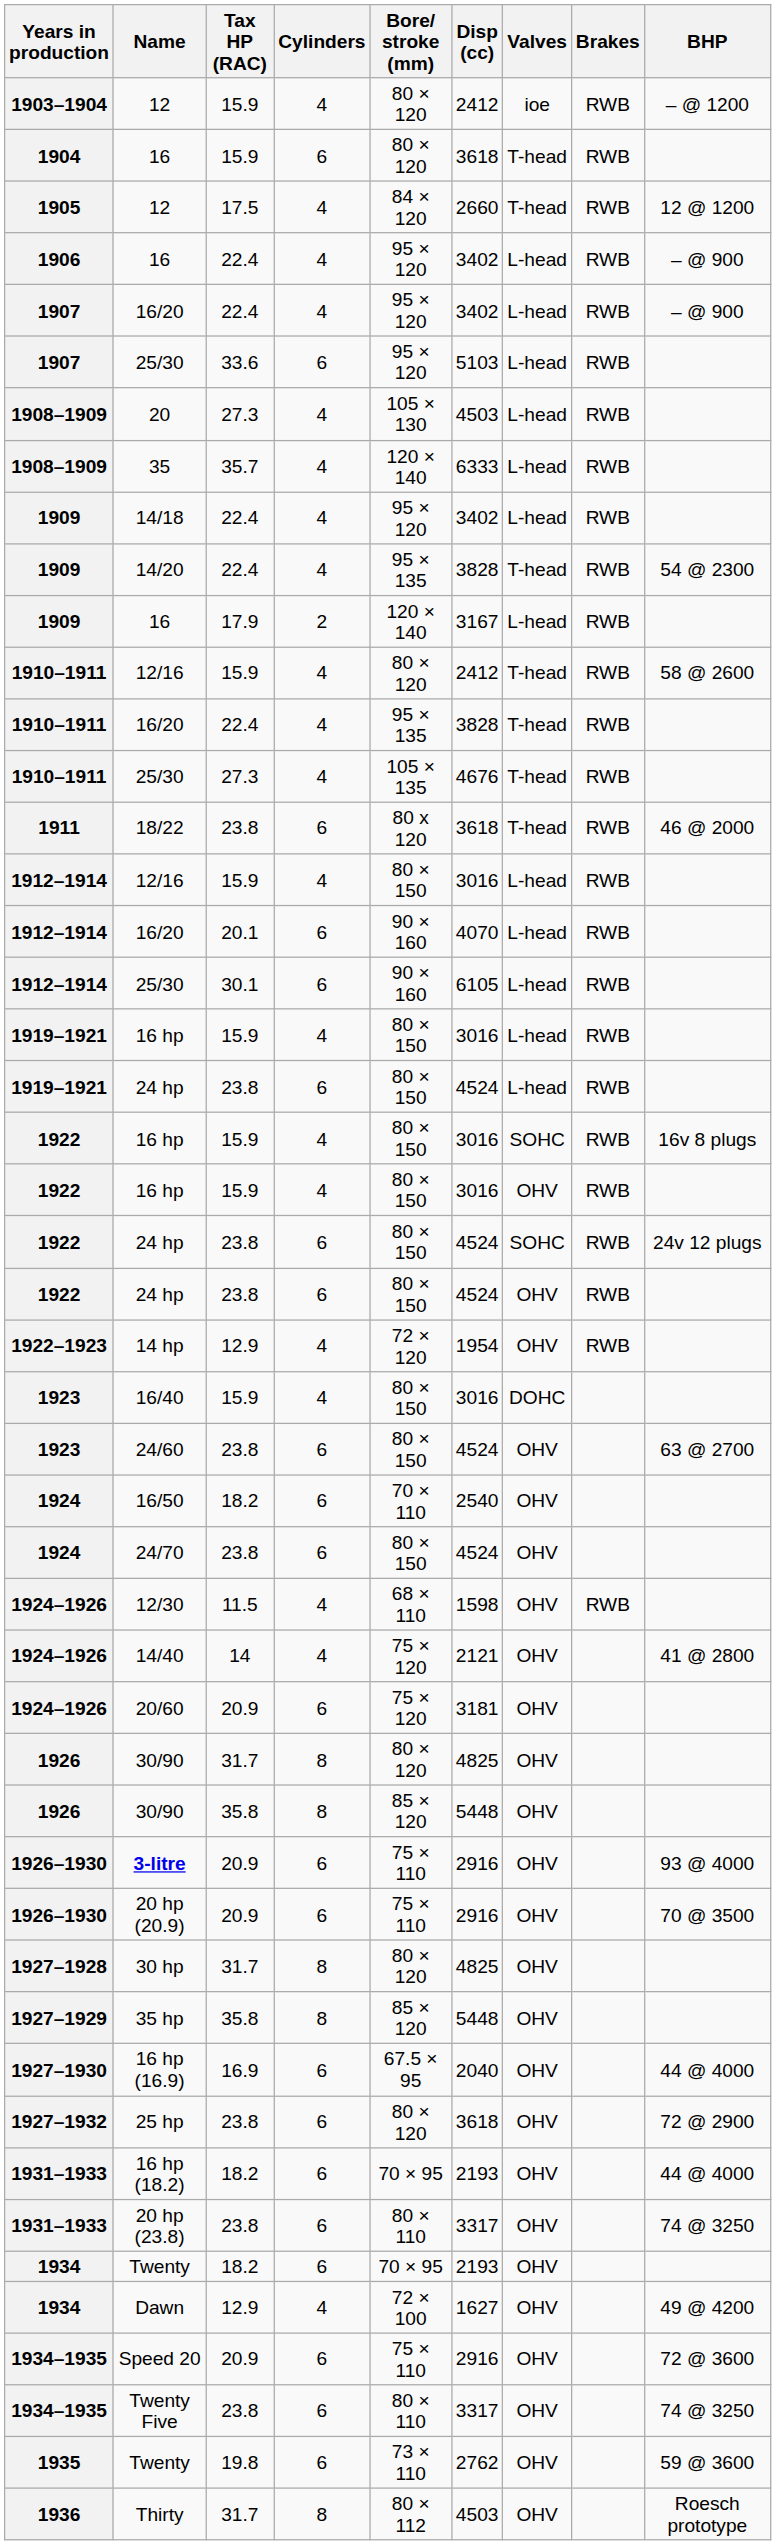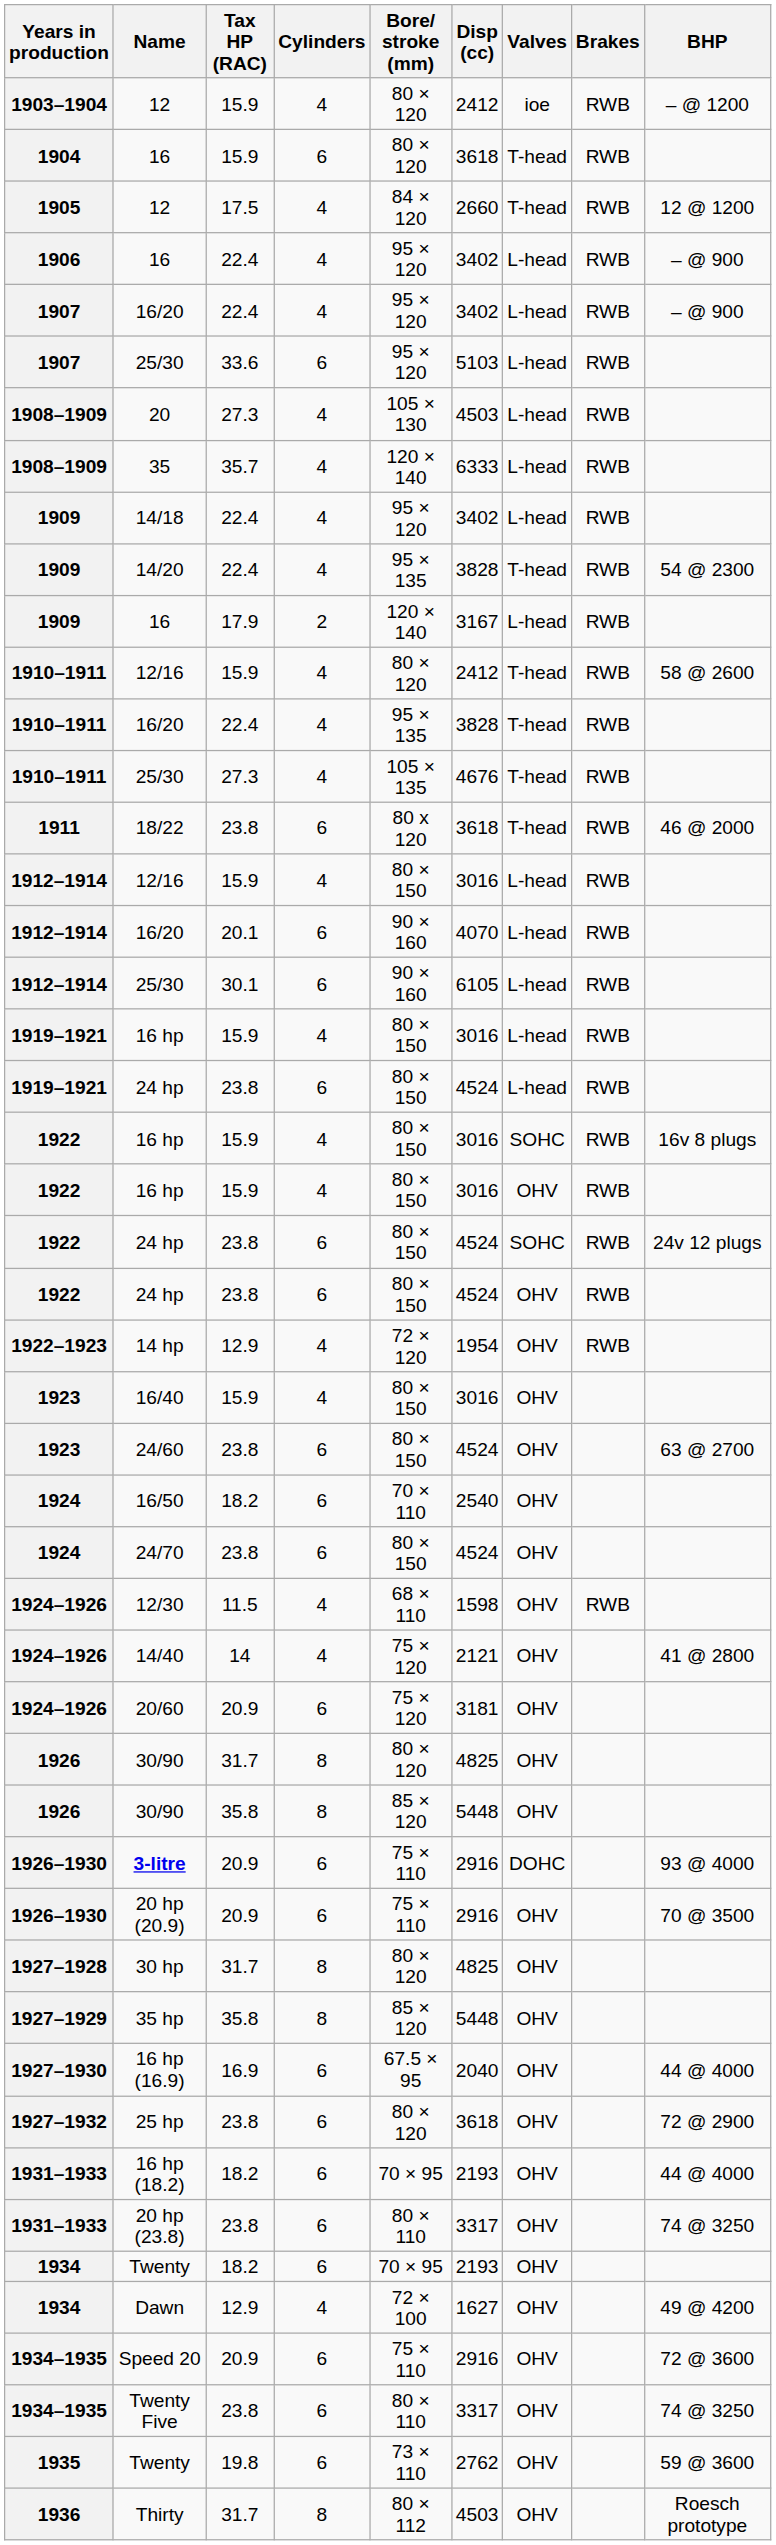(537, 1397) DOHC -> (537, 1397) OHV
(537, 1863) OHV -> (537, 1863) DOHC
